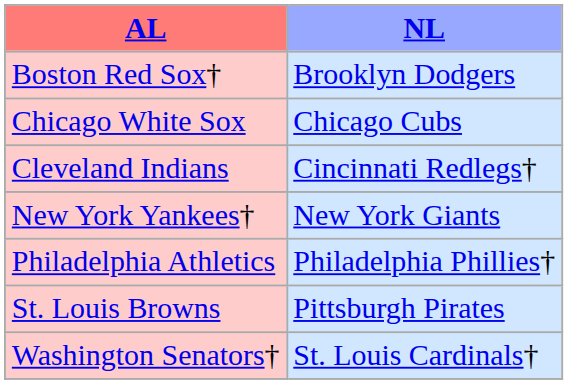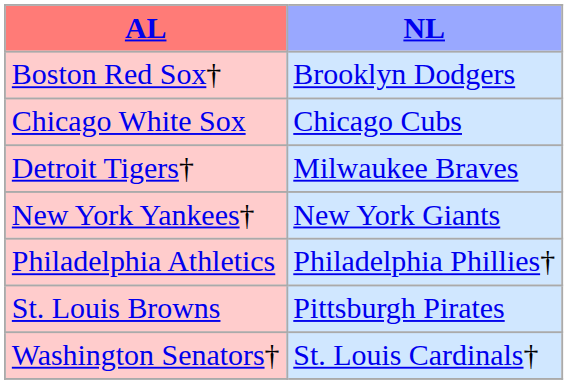- row: (120, 168)
+ row: (103, 168)
